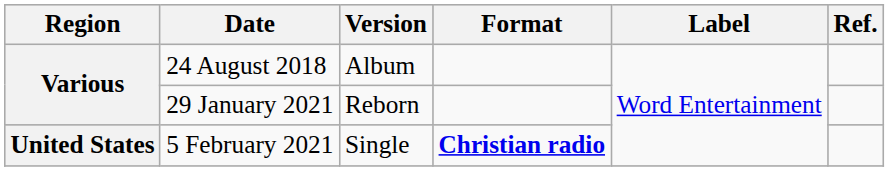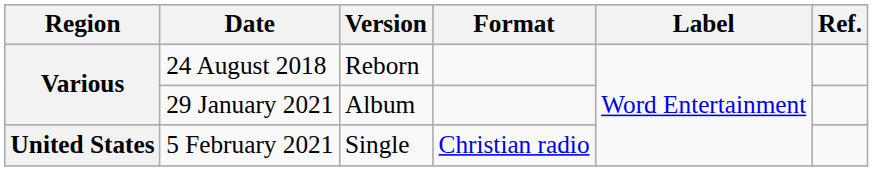(380, 64) Album -> (382, 64) Reborn
(382, 104) Reborn -> (380, 104) Album
(522, 144) bold -> (514, 144) normal
